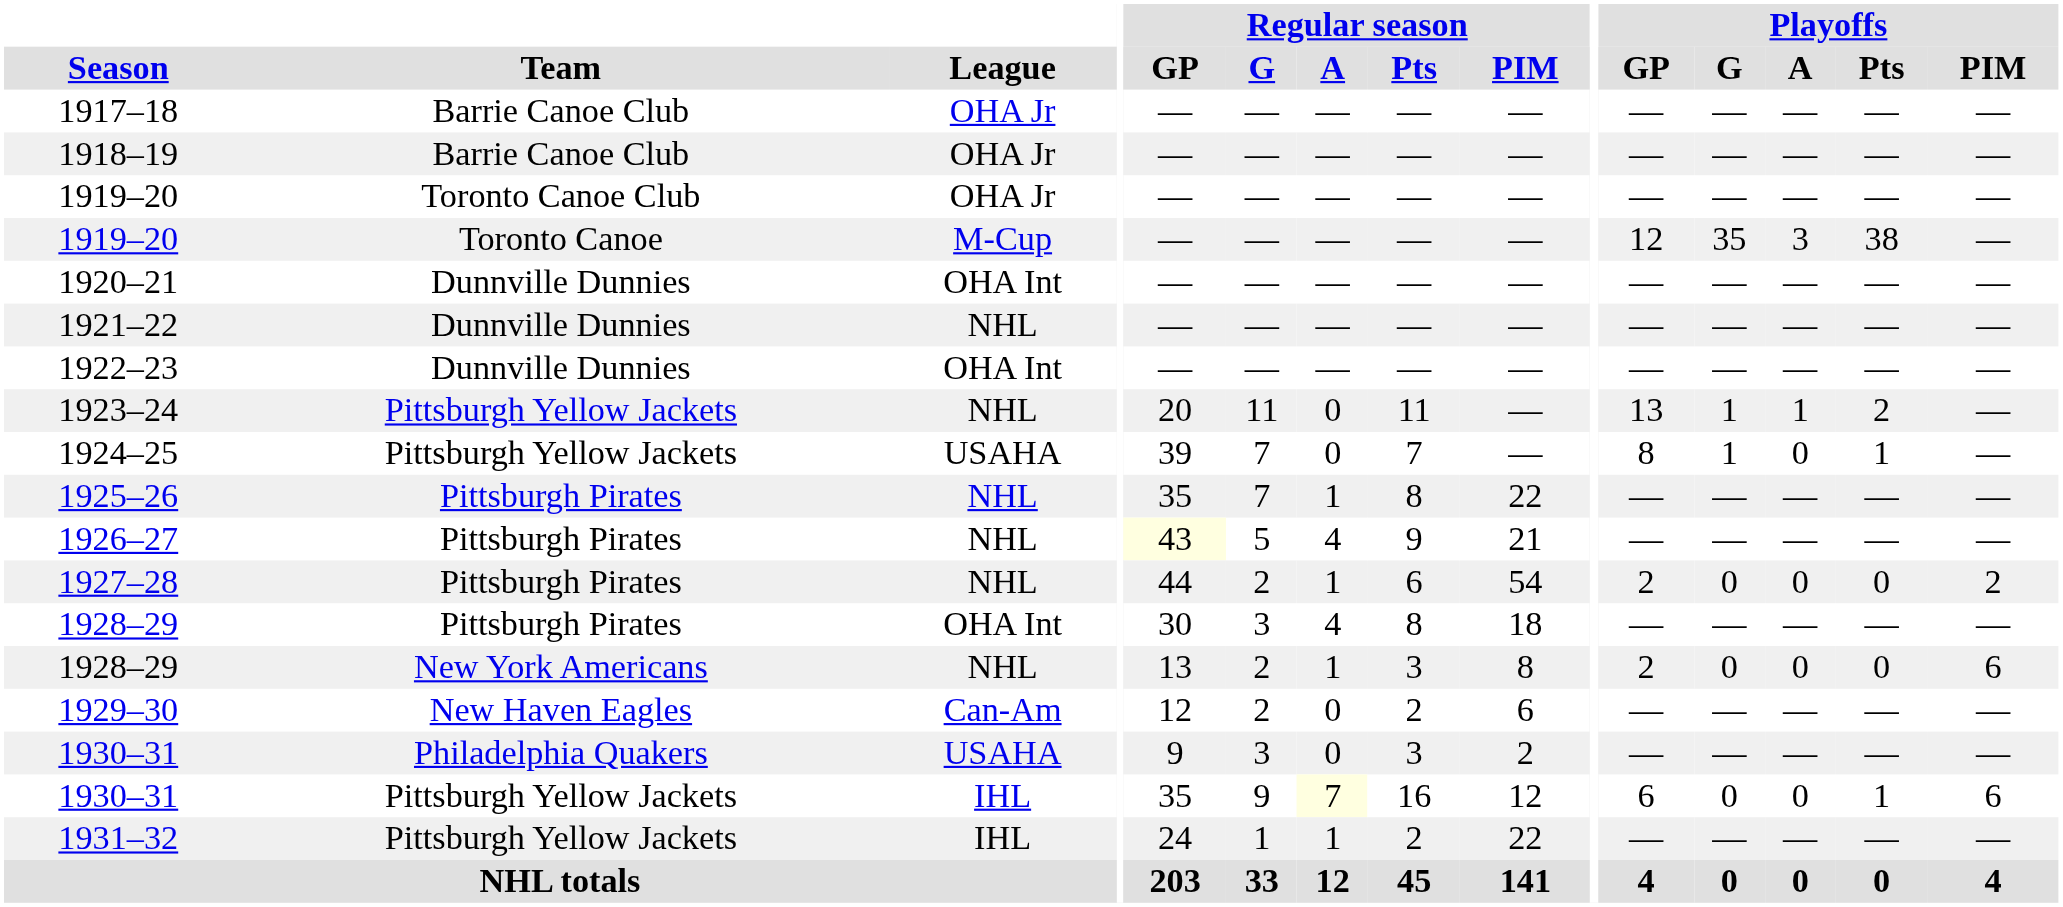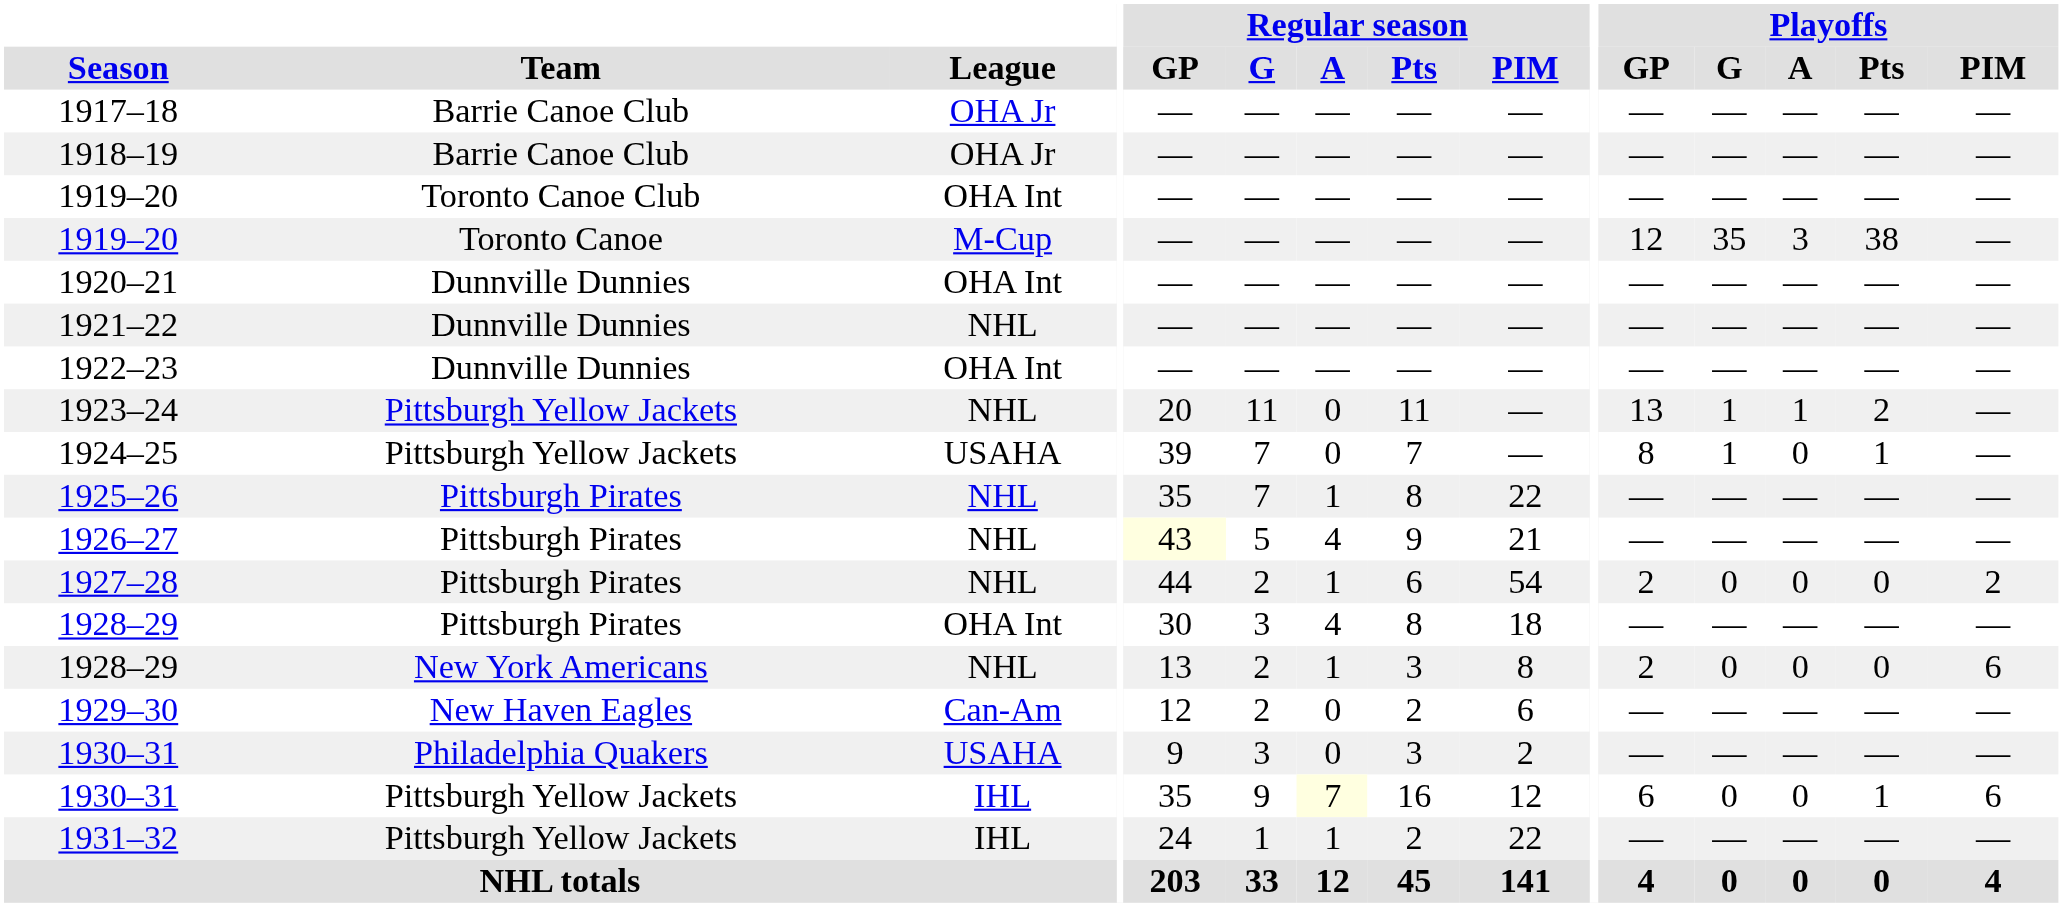(1003, 196) OHA Jr -> (1003, 196) OHA Int
